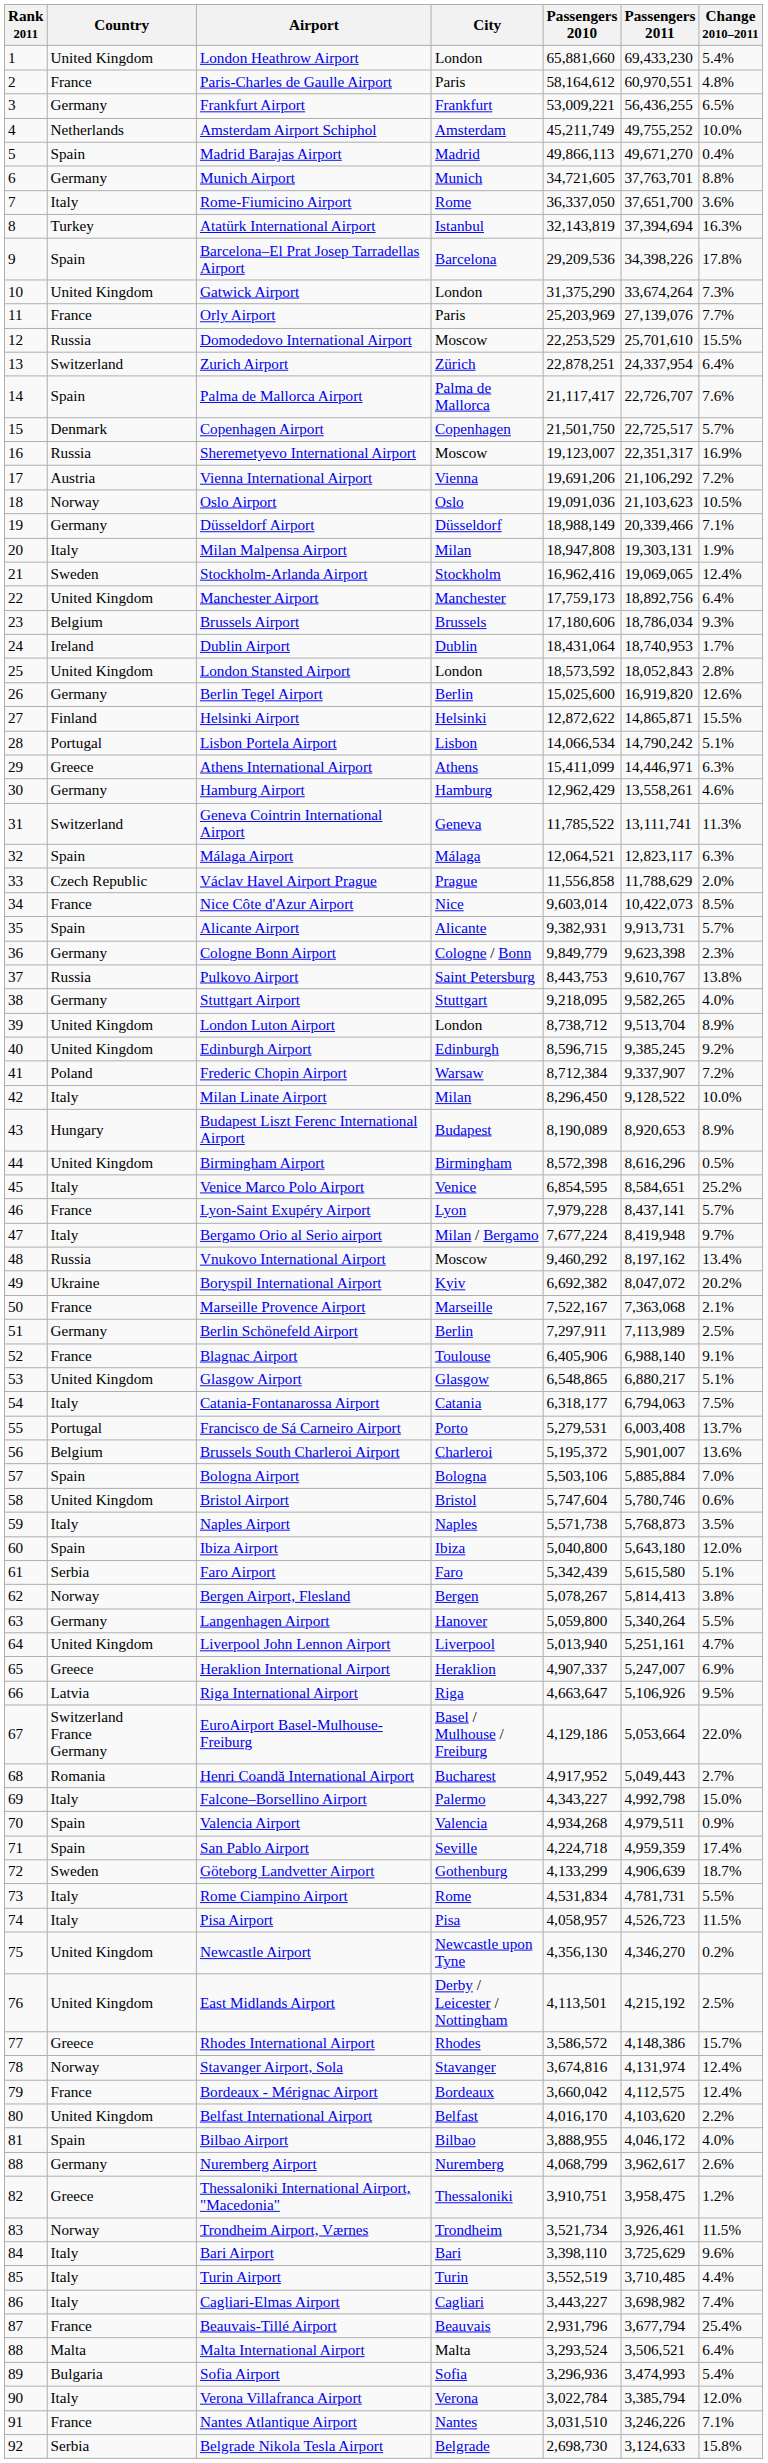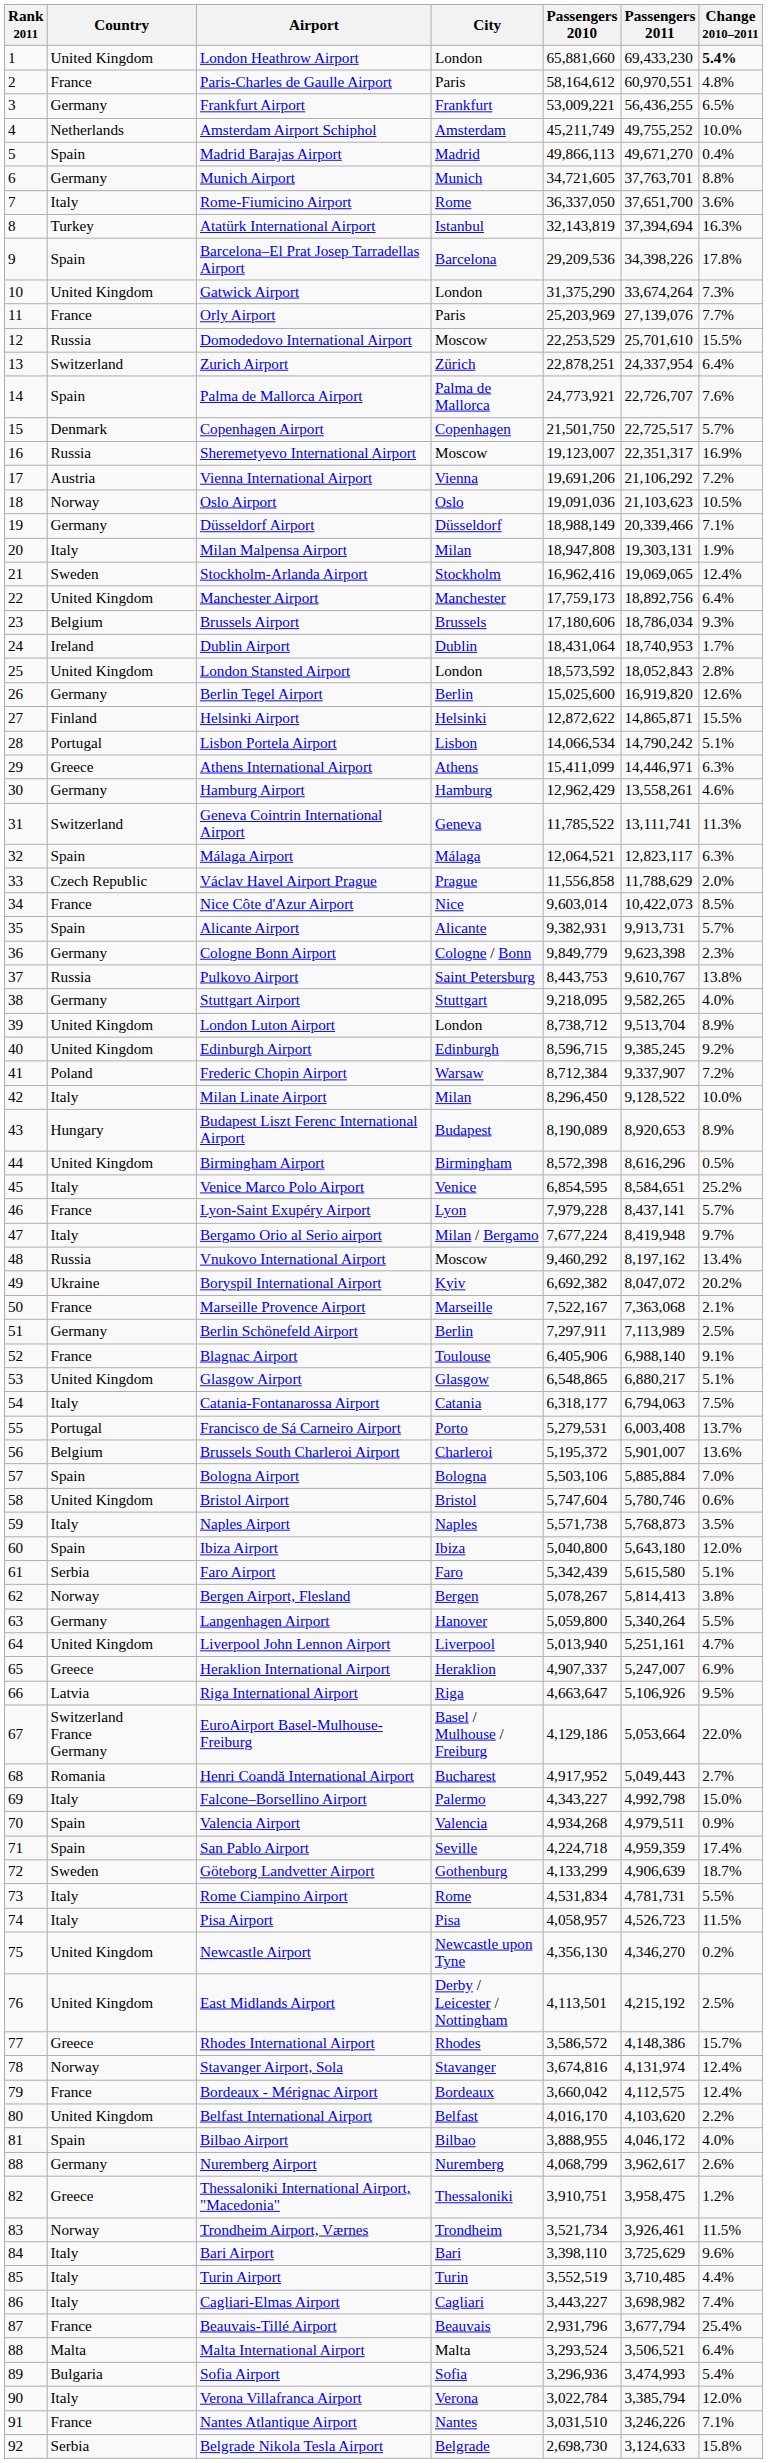(718, 57) normal -> (719, 57) bold
(580, 396) 21,117,417 -> (581, 396) 24,773,921
